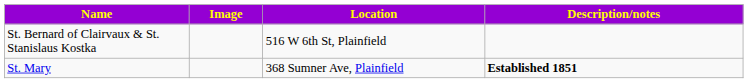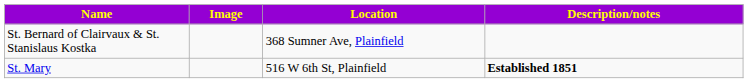(326, 41) 516 W 6th St, Plainfield -> (335, 41) 368 Sumner Ave, Plainfield
(335, 68) 368 Sumner Ave, Plainfield -> (326, 68) 516 W 6th St, Plainfield
